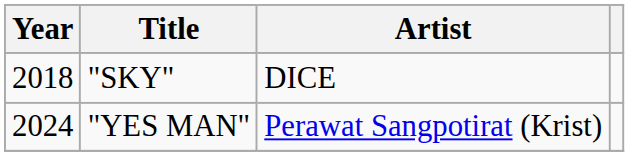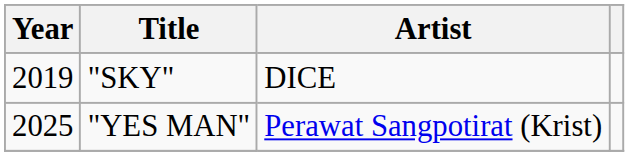(43, 77) 2018 -> (43, 77) 2019
(43, 126) 2024 -> (43, 126) 2025
